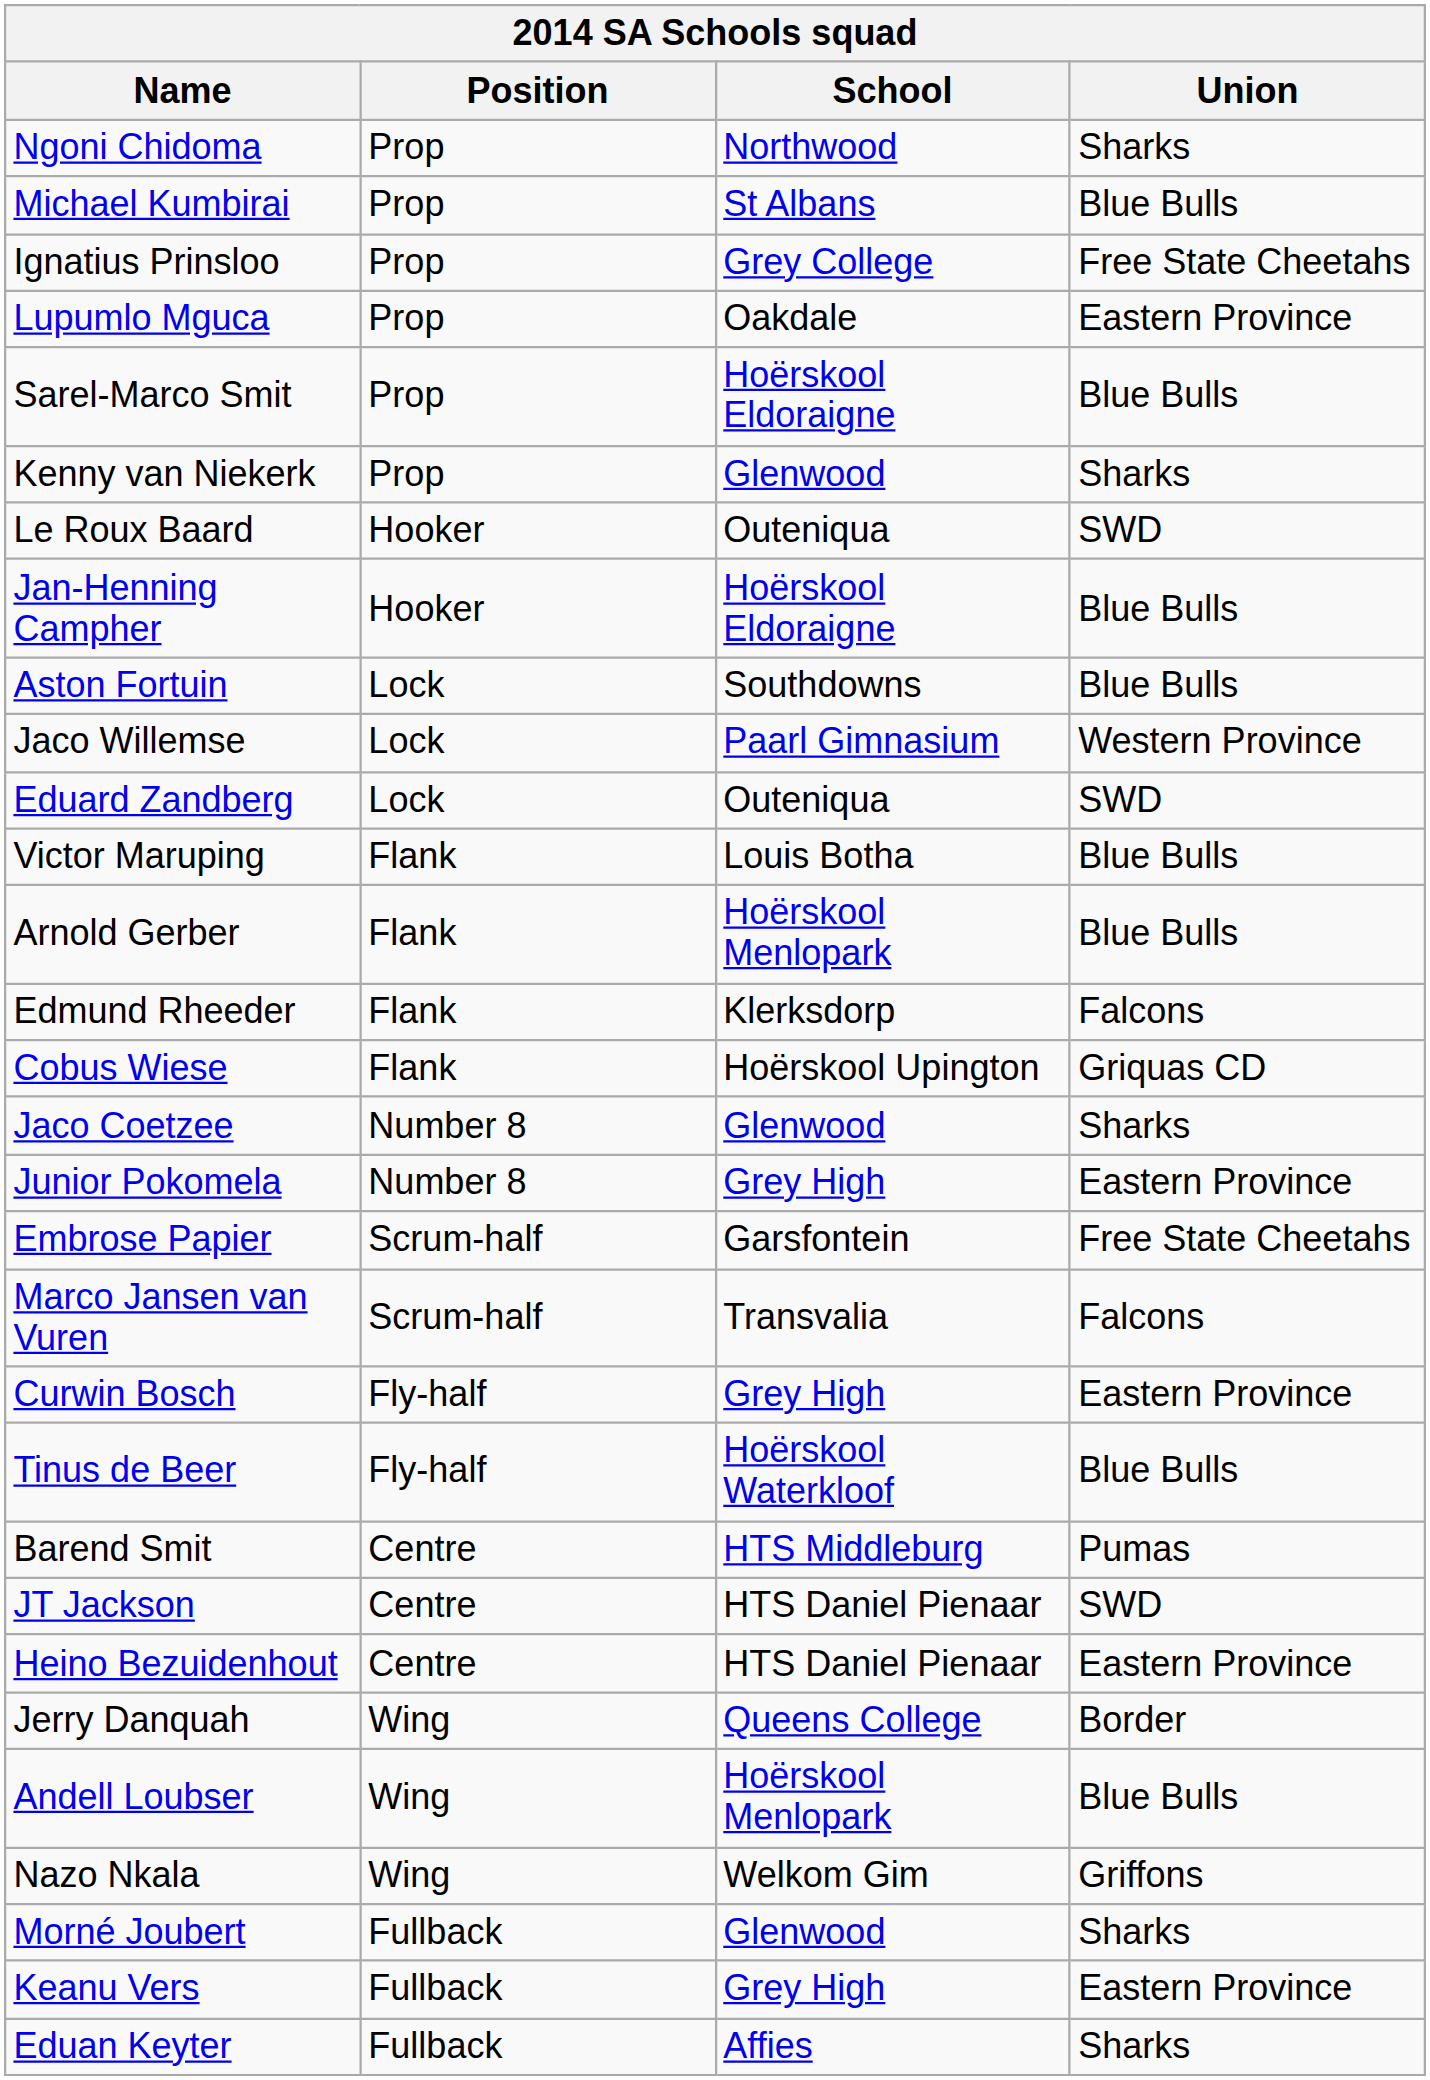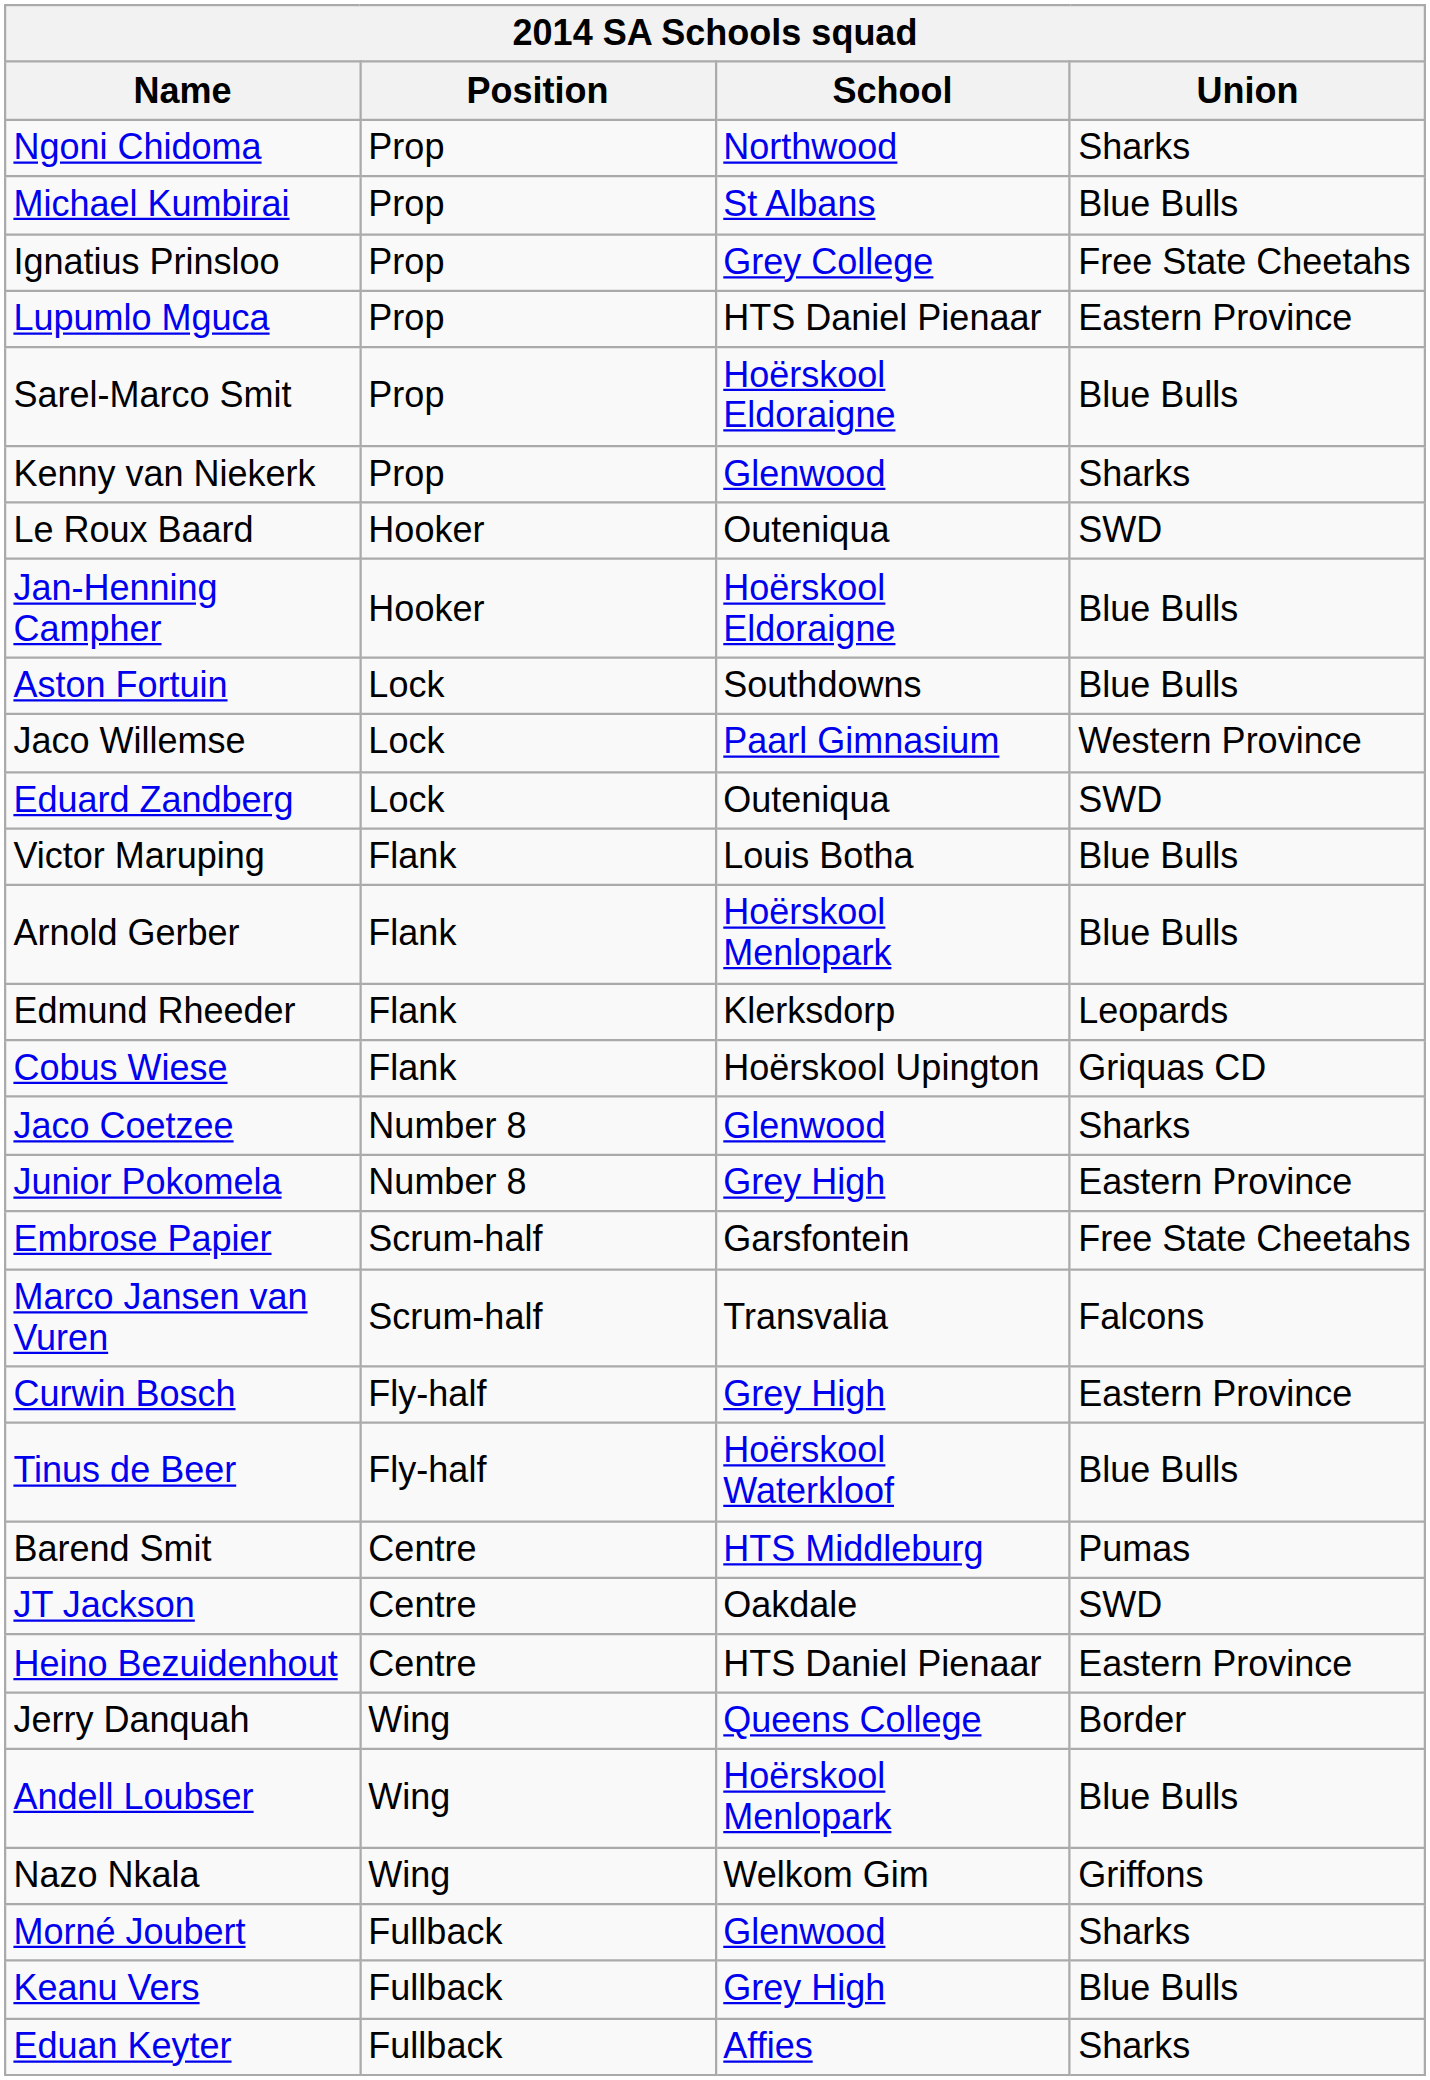(790, 318) Oakdale -> (882, 318) HTS Daniel Pienaar
(1141, 1010) Falcons -> (1153, 1010) Leopards
(882, 1605) HTS Daniel Pienaar -> (790, 1605) Oakdale
(1215, 1988) Eastern Province -> (1158, 1988) Blue Bulls
